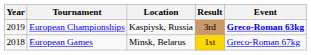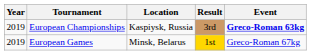(16, 42) 2018 -> (16, 42) 2019
